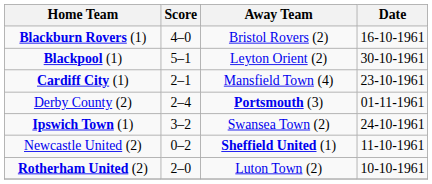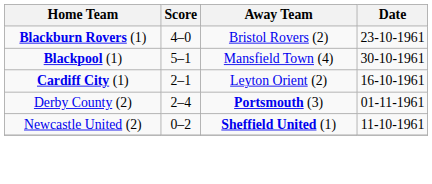(392, 37) 16-10-1961 -> (392, 37) 23-10-1961
(279, 59) Leyton Orient (2) -> (279, 59) Mansfield Town (4)
(279, 80) Mansfield Town (4) -> (279, 80) Leyton Orient (2)
(392, 80) 23-10-1961 -> (392, 80) 16-10-1961
- row: (83, 124)
- row: (83, 168)
